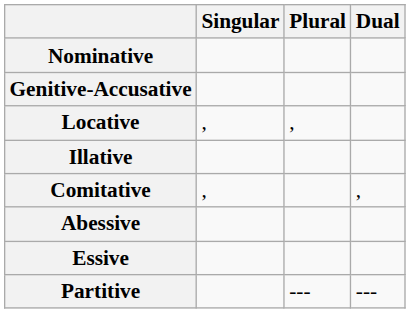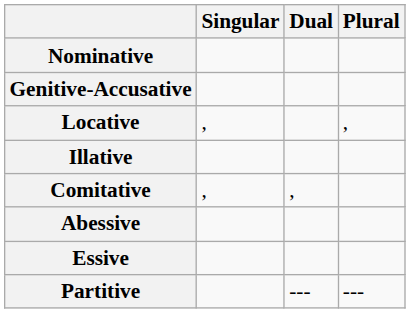columns swapped: (378, 21) <-> (318, 21)
